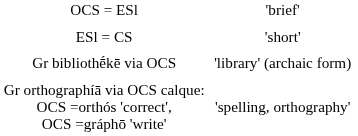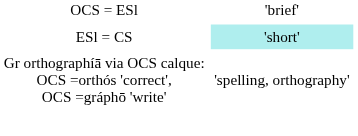(283, 36) no background -> (282, 36) paleturquoise background
- row: (104, 63)
